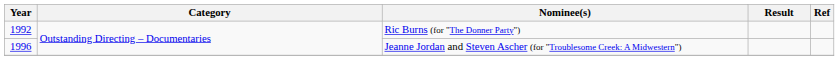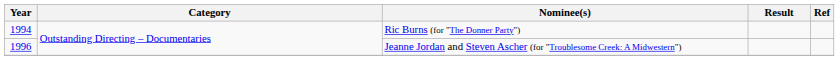(21, 30) 1992 -> (21, 30) 1994
